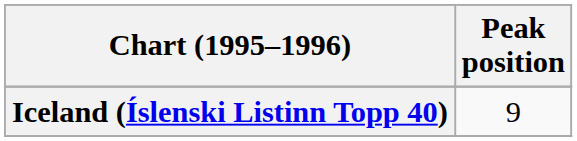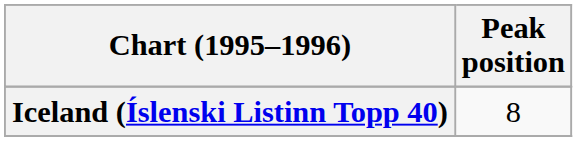(513, 111) 9 -> (513, 111) 8
